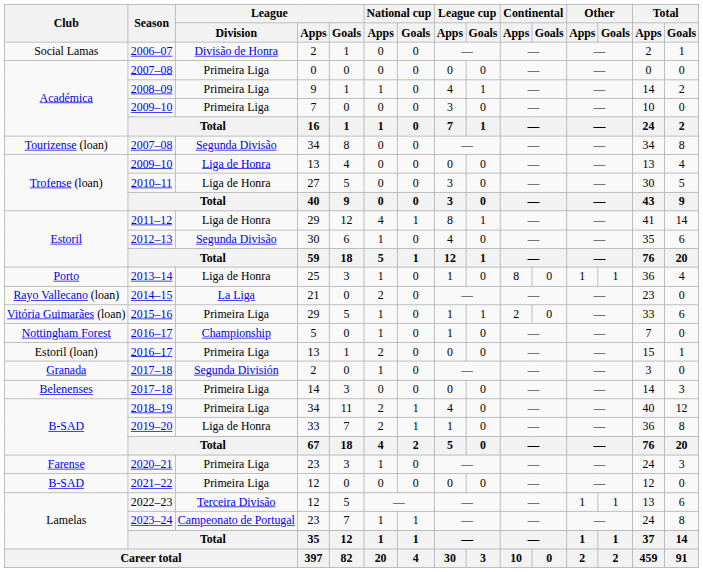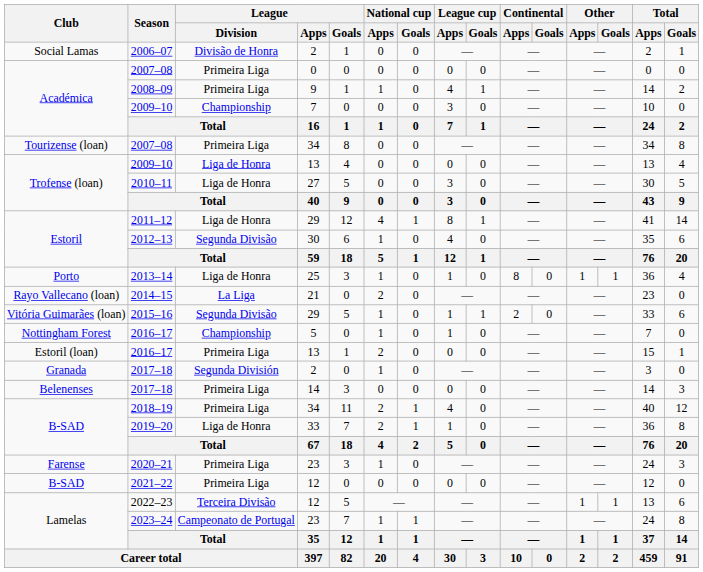(236, 107) Primeira Liga -> (236, 107) Championship
(236, 145) Segunda Divisão -> (236, 145) Primeira Liga
(236, 314) Primeira Liga -> (236, 314) Segunda Divisão
